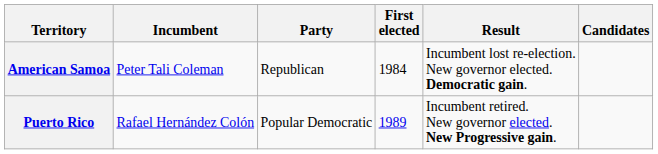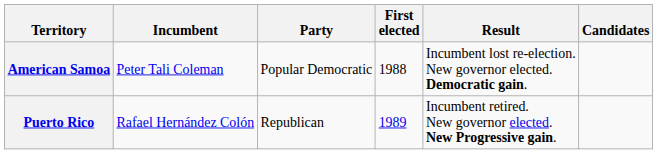(292, 68) Republican -> (316, 68) Popular Democratic
(393, 68) 1984 -> (393, 68) 1988
(316, 122) Popular Democratic -> (292, 122) Republican
